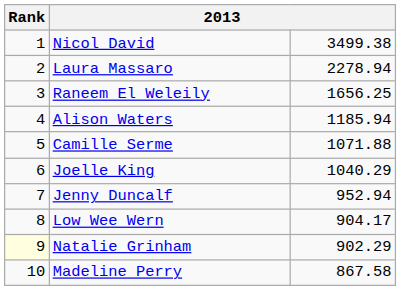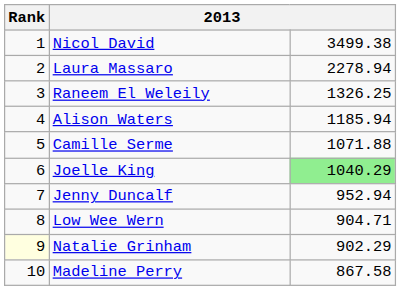(359, 94) 1656.25 -> (359, 94) 1326.25
(359, 170) no background -> (359, 170) lightgreen background
(364, 221) 904.17 -> (364, 221) 904.71
